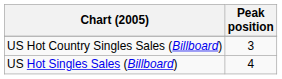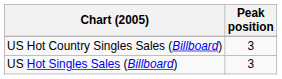(251, 64) 4 -> (251, 64) 3
